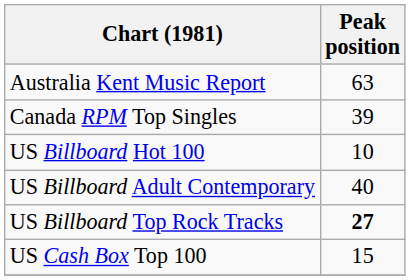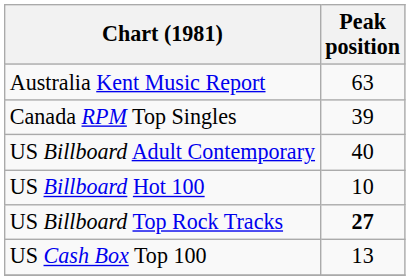rows swapped: (107, 151) <-> (162, 186)
(363, 256) 15 -> (363, 256) 13
